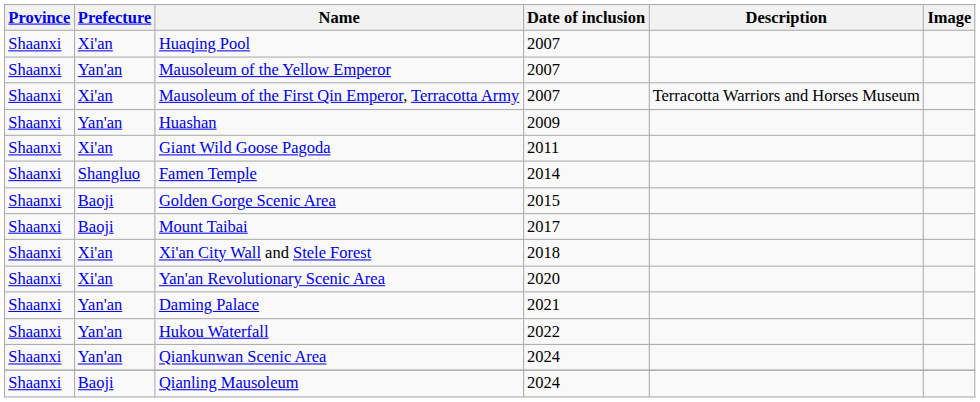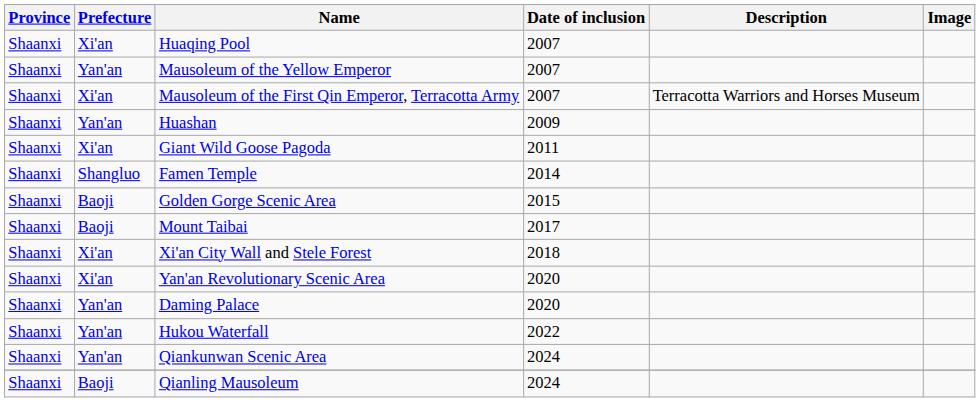(543, 305) 2021 -> (543, 305) 2020
